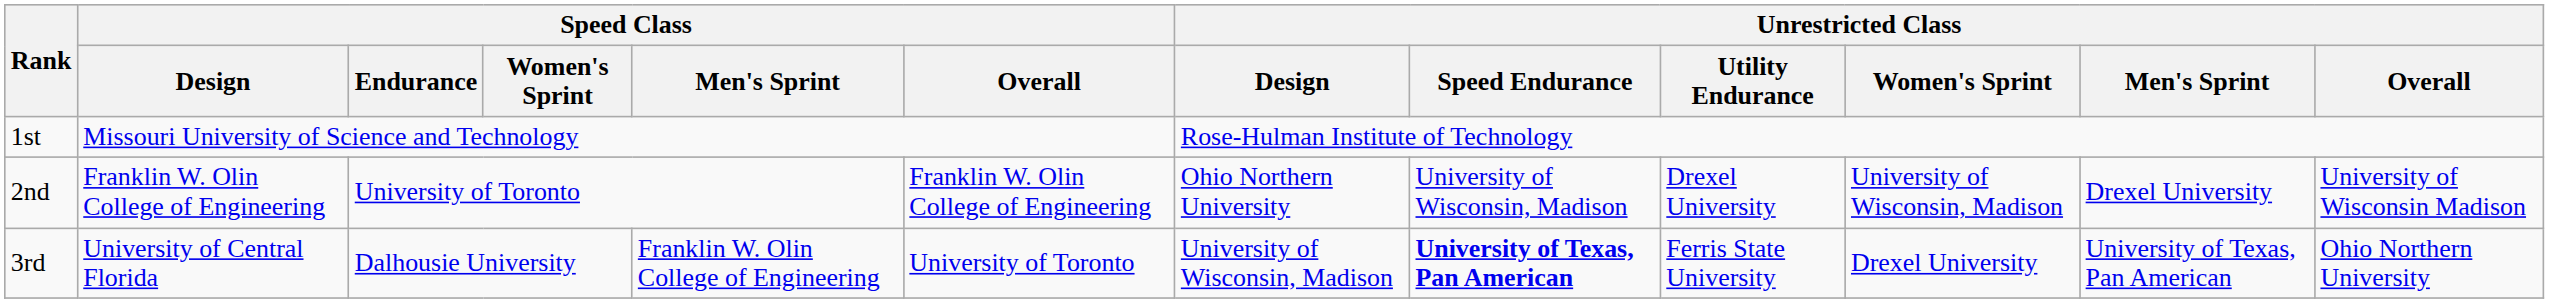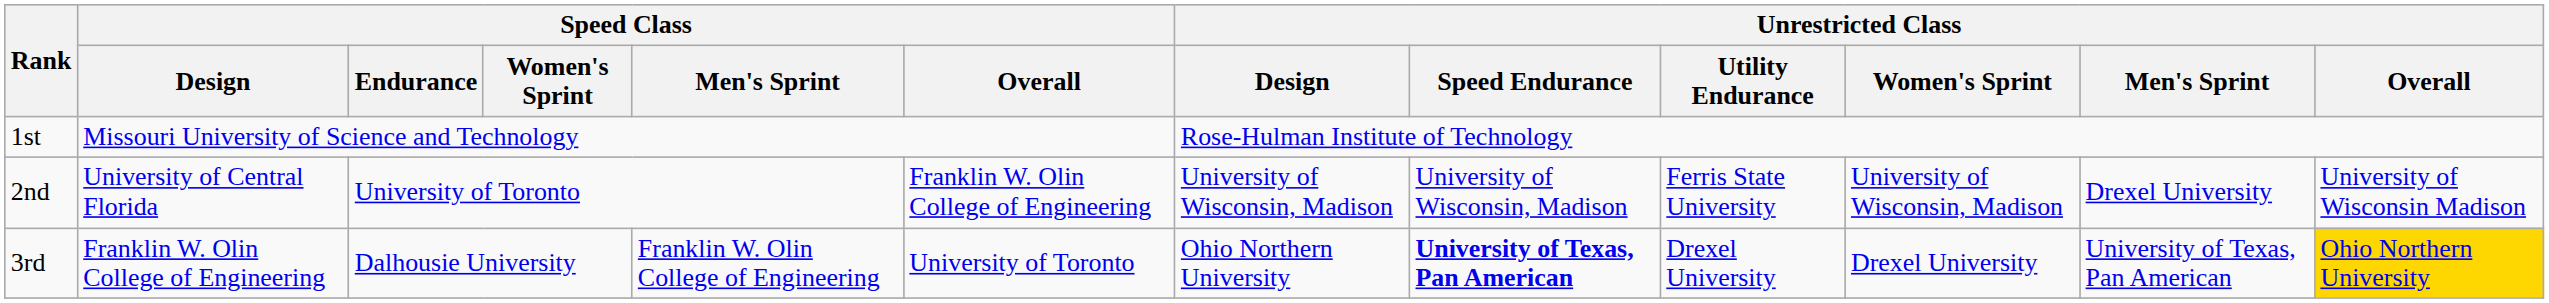(204, 192) Franklin W. Olin College of Engineering -> (193, 192) University of Central Florida
(1257, 192) Ohio Northern University -> (1287, 192) University of Wisconsin, Madison
(1721, 192) Drexel University -> (1726, 192) Ferris State University
(193, 262) University of Central Florida -> (204, 262) Franklin W. Olin College of Engineering
(1287, 262) University of Wisconsin, Madison -> (1257, 262) Ohio Northern University
(1726, 262) Ferris State University -> (1721, 262) Drexel University
(2396, 262) no background -> (2396, 262) gold background
